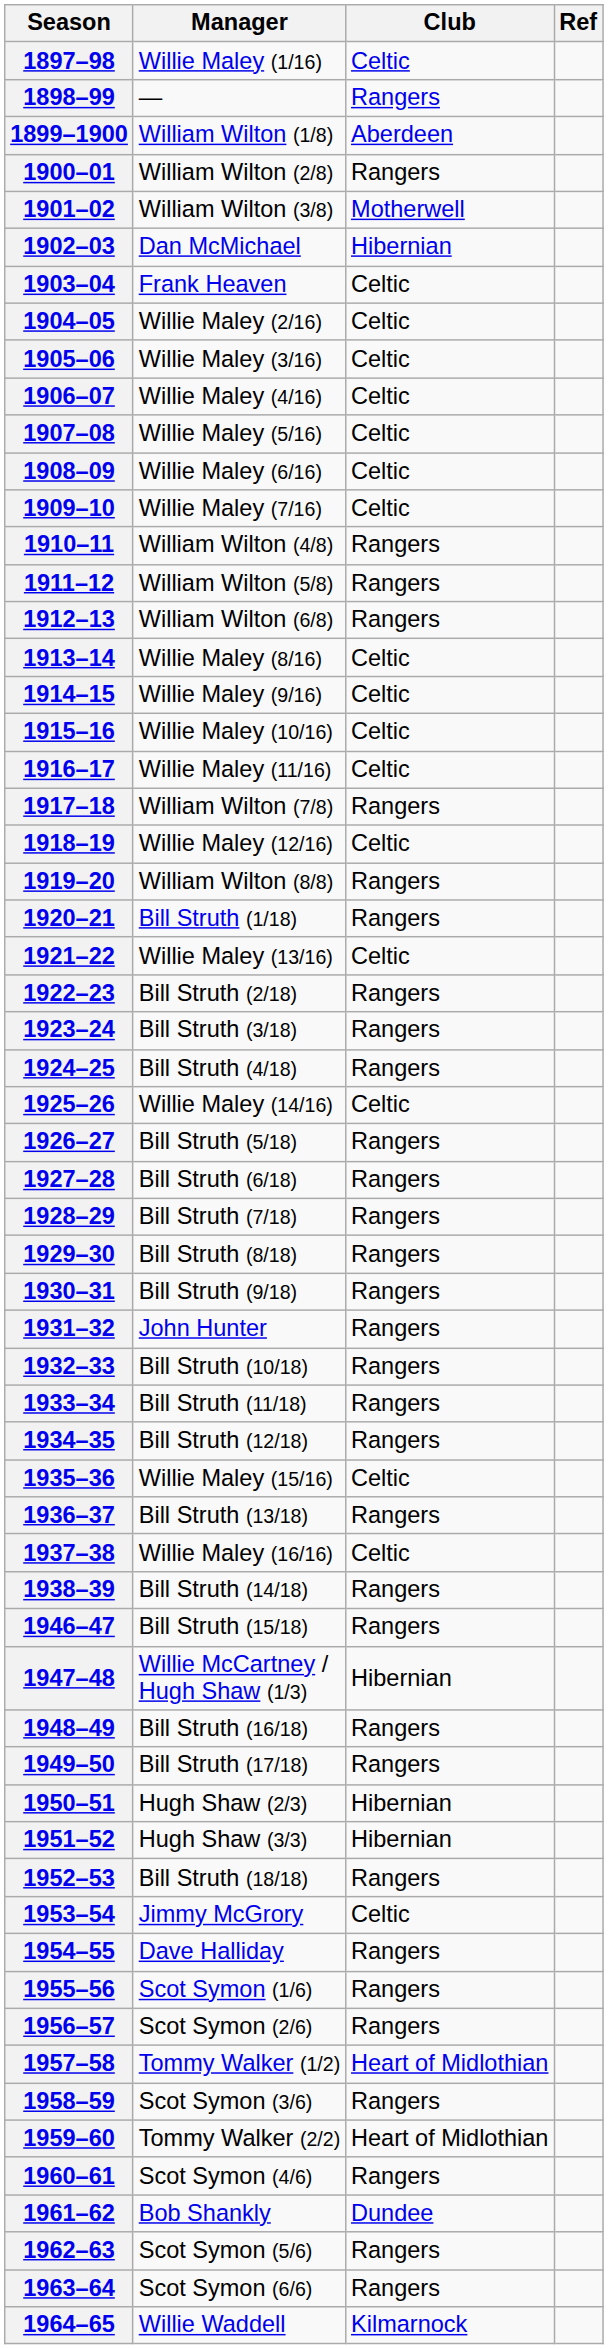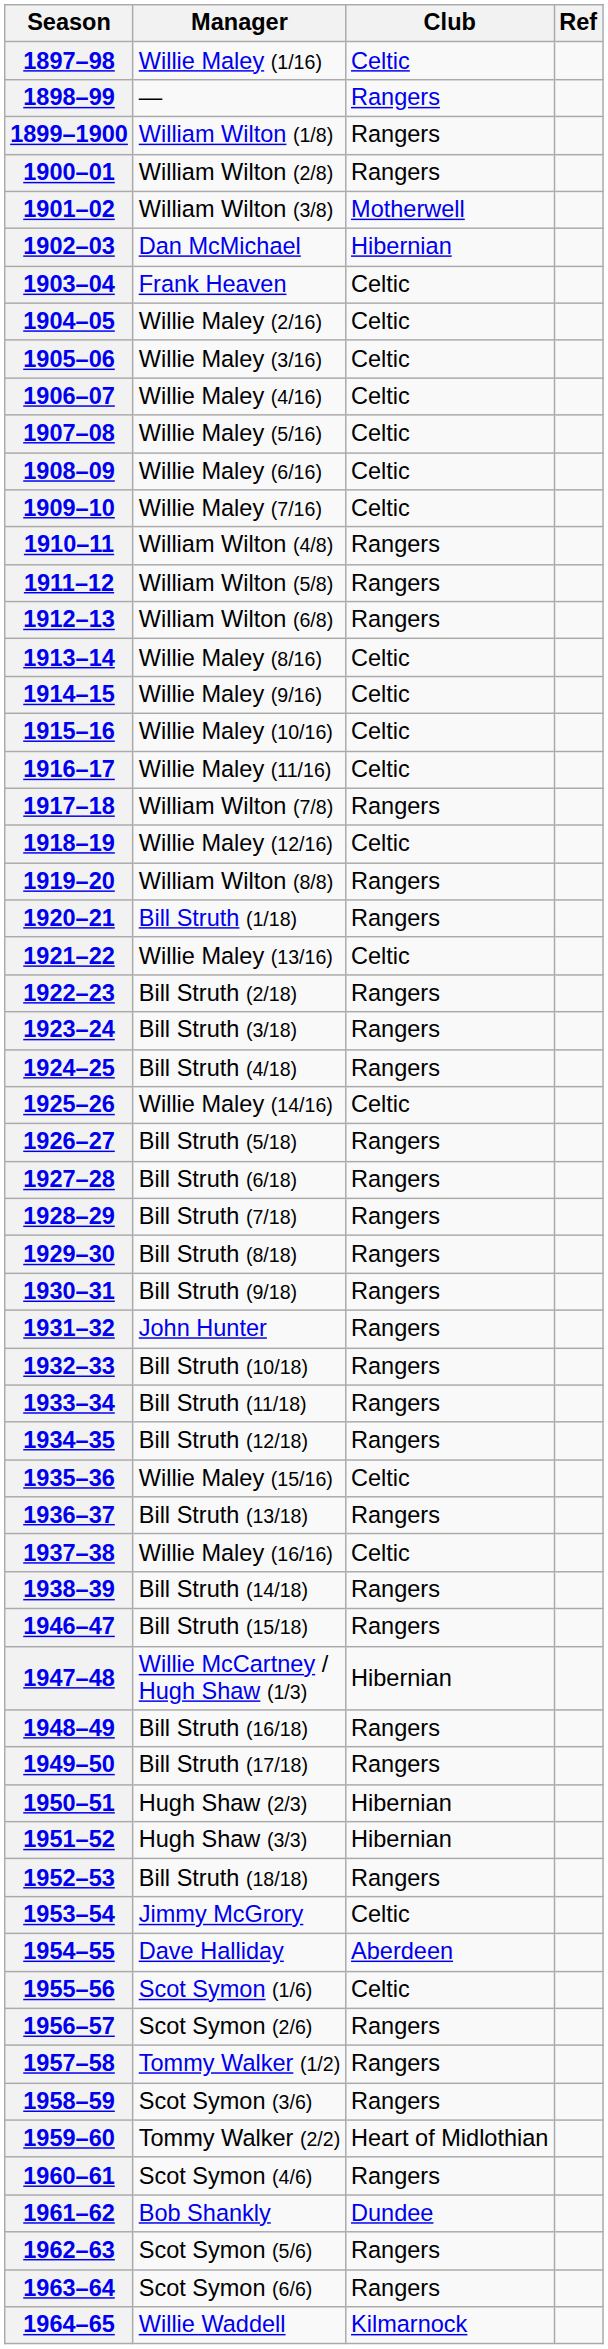(402, 135) Aberdeen -> (395, 135) Rangers
(395, 1951) Rangers -> (402, 1951) Aberdeen
(395, 1989) Rangers -> (380, 1989) Celtic
(450, 2063) Heart of Midlothian -> (395, 2063) Rangers
